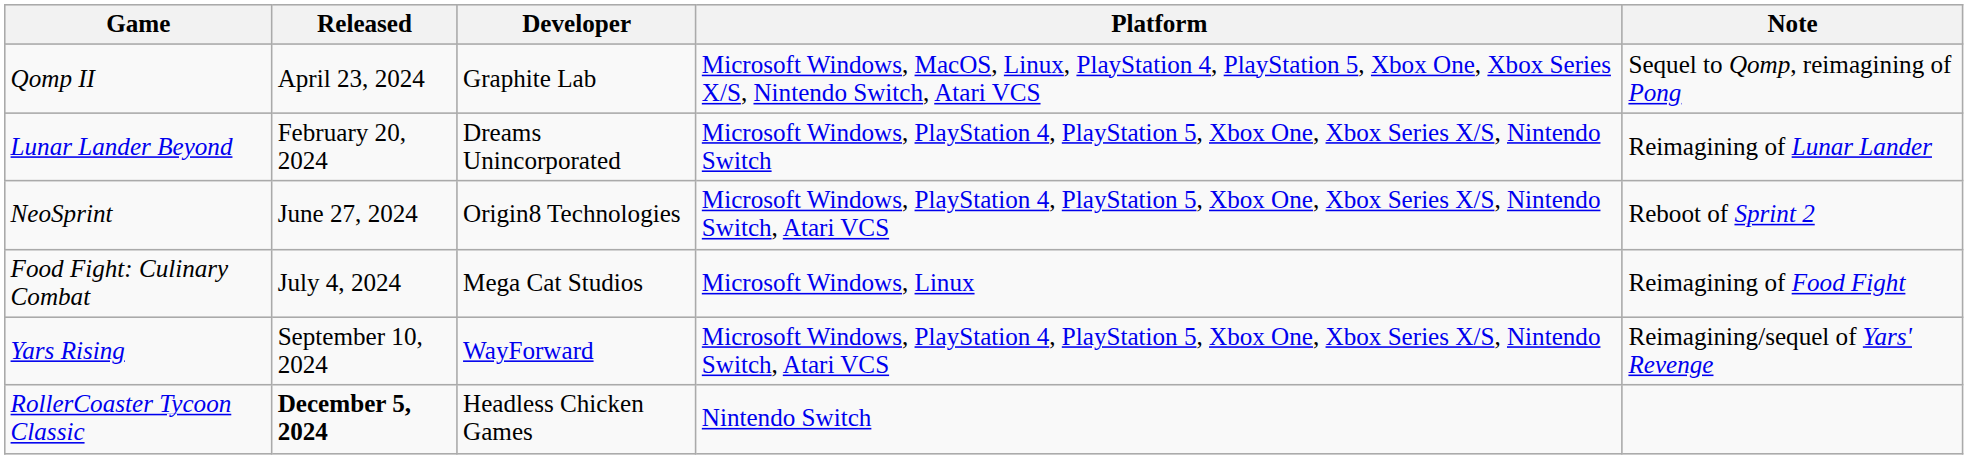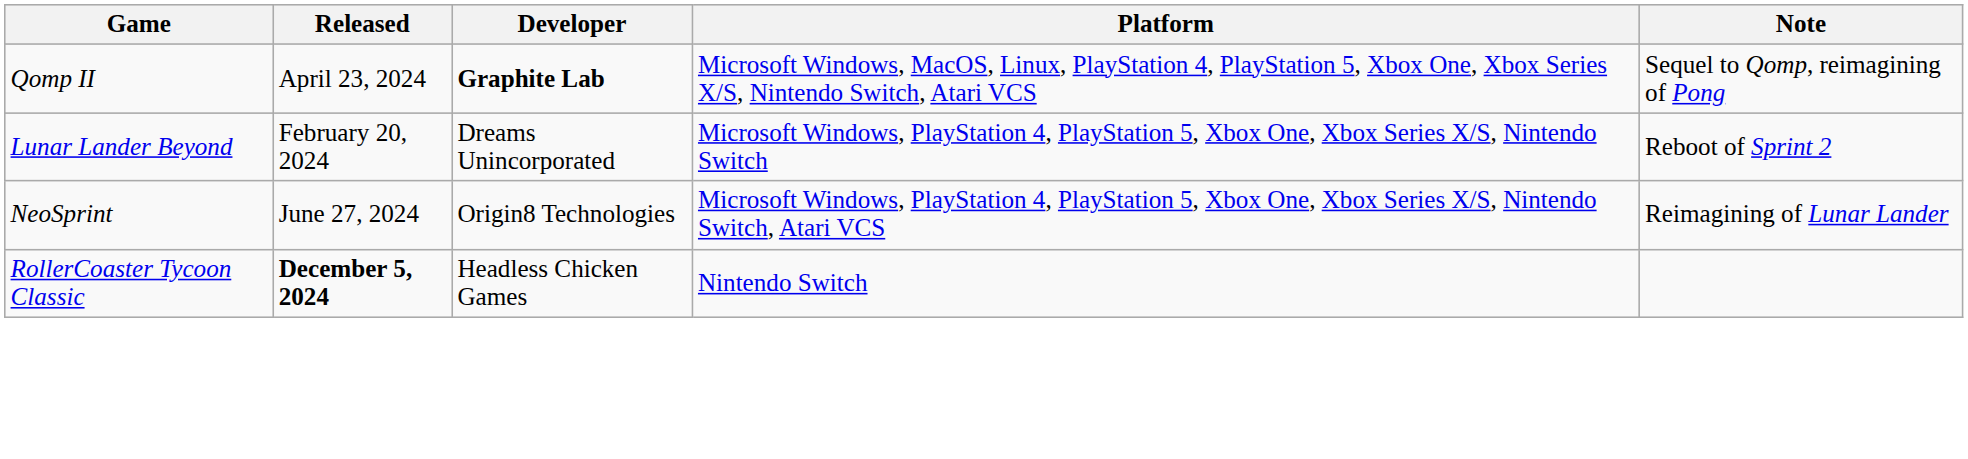(530, 78) normal -> (531, 78) bold
(1780, 146) Reimagining of Lunar Lander -> (1738, 146) Reboot of Sprint 2
(1722, 214) Reboot of Sprint 2 -> (1797, 214) Reimagining of Lunar Lander
- row: (119, 282)
- row: (68, 350)
